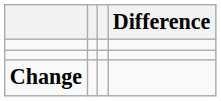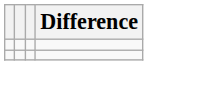- row: (46, 77)
